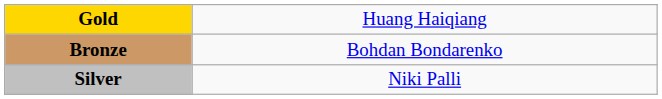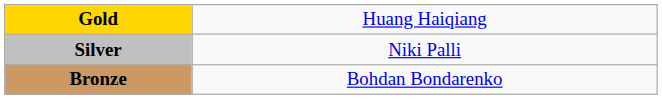rows swapped: (98, 79) <-> (98, 49)
